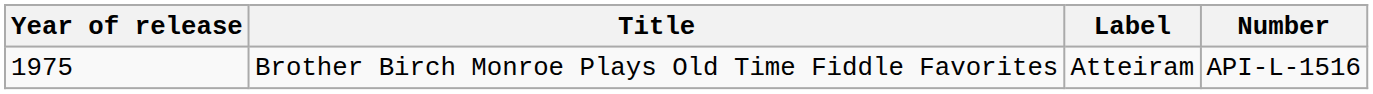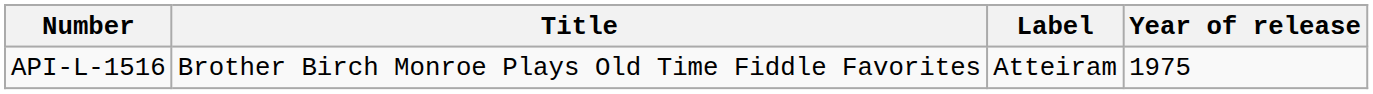columns swapped: (127, 26) <-> (1284, 26)
